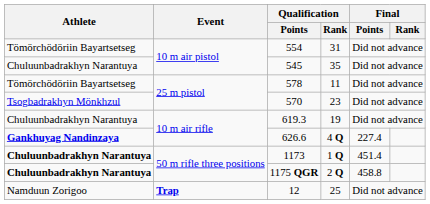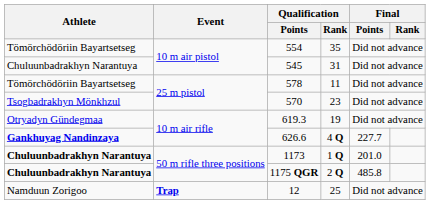(335, 48) 31 -> (335, 48) 35
(335, 66) 35 -> (335, 66) 31
(72, 119) Chuluunbadrakhyn Narantuya -> (55, 119) Otryadyn Gündegmaa
(370, 137) 227.4 -> (370, 137) 227.7
(370, 155) 451.4 -> (370, 155) 201.0
(370, 173) 458.8 -> (370, 173) 485.8
